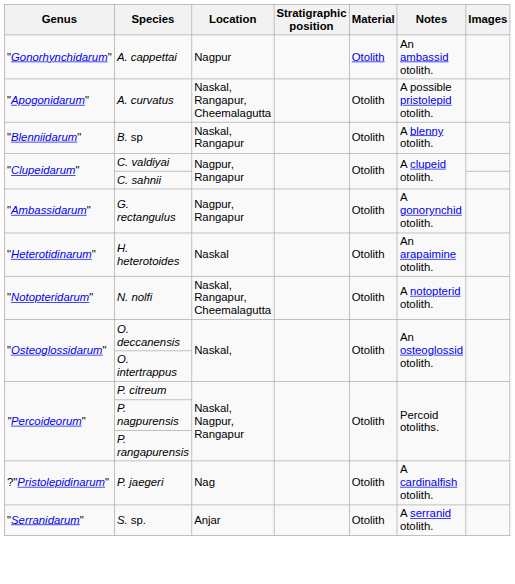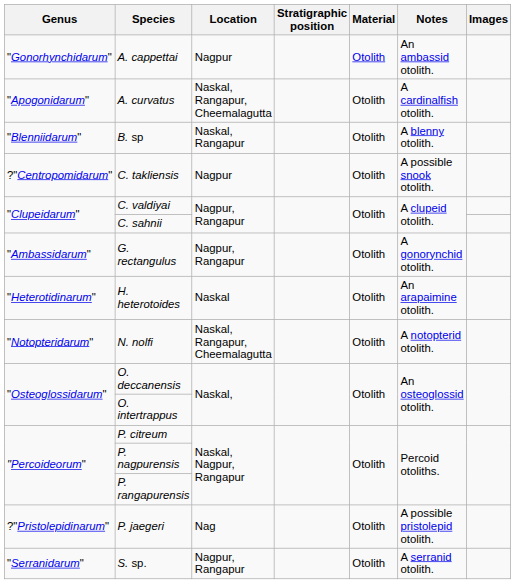(426, 100) A possible pristolepid otolith. -> (429, 100) A cardinalfish otolith.
+ row: (148, 175)
(429, 482) A cardinalfish otolith. -> (426, 526) A possible pristolepid otolith.
(207, 520) Anjar -> (220, 563) Nagpur, Rangapur
